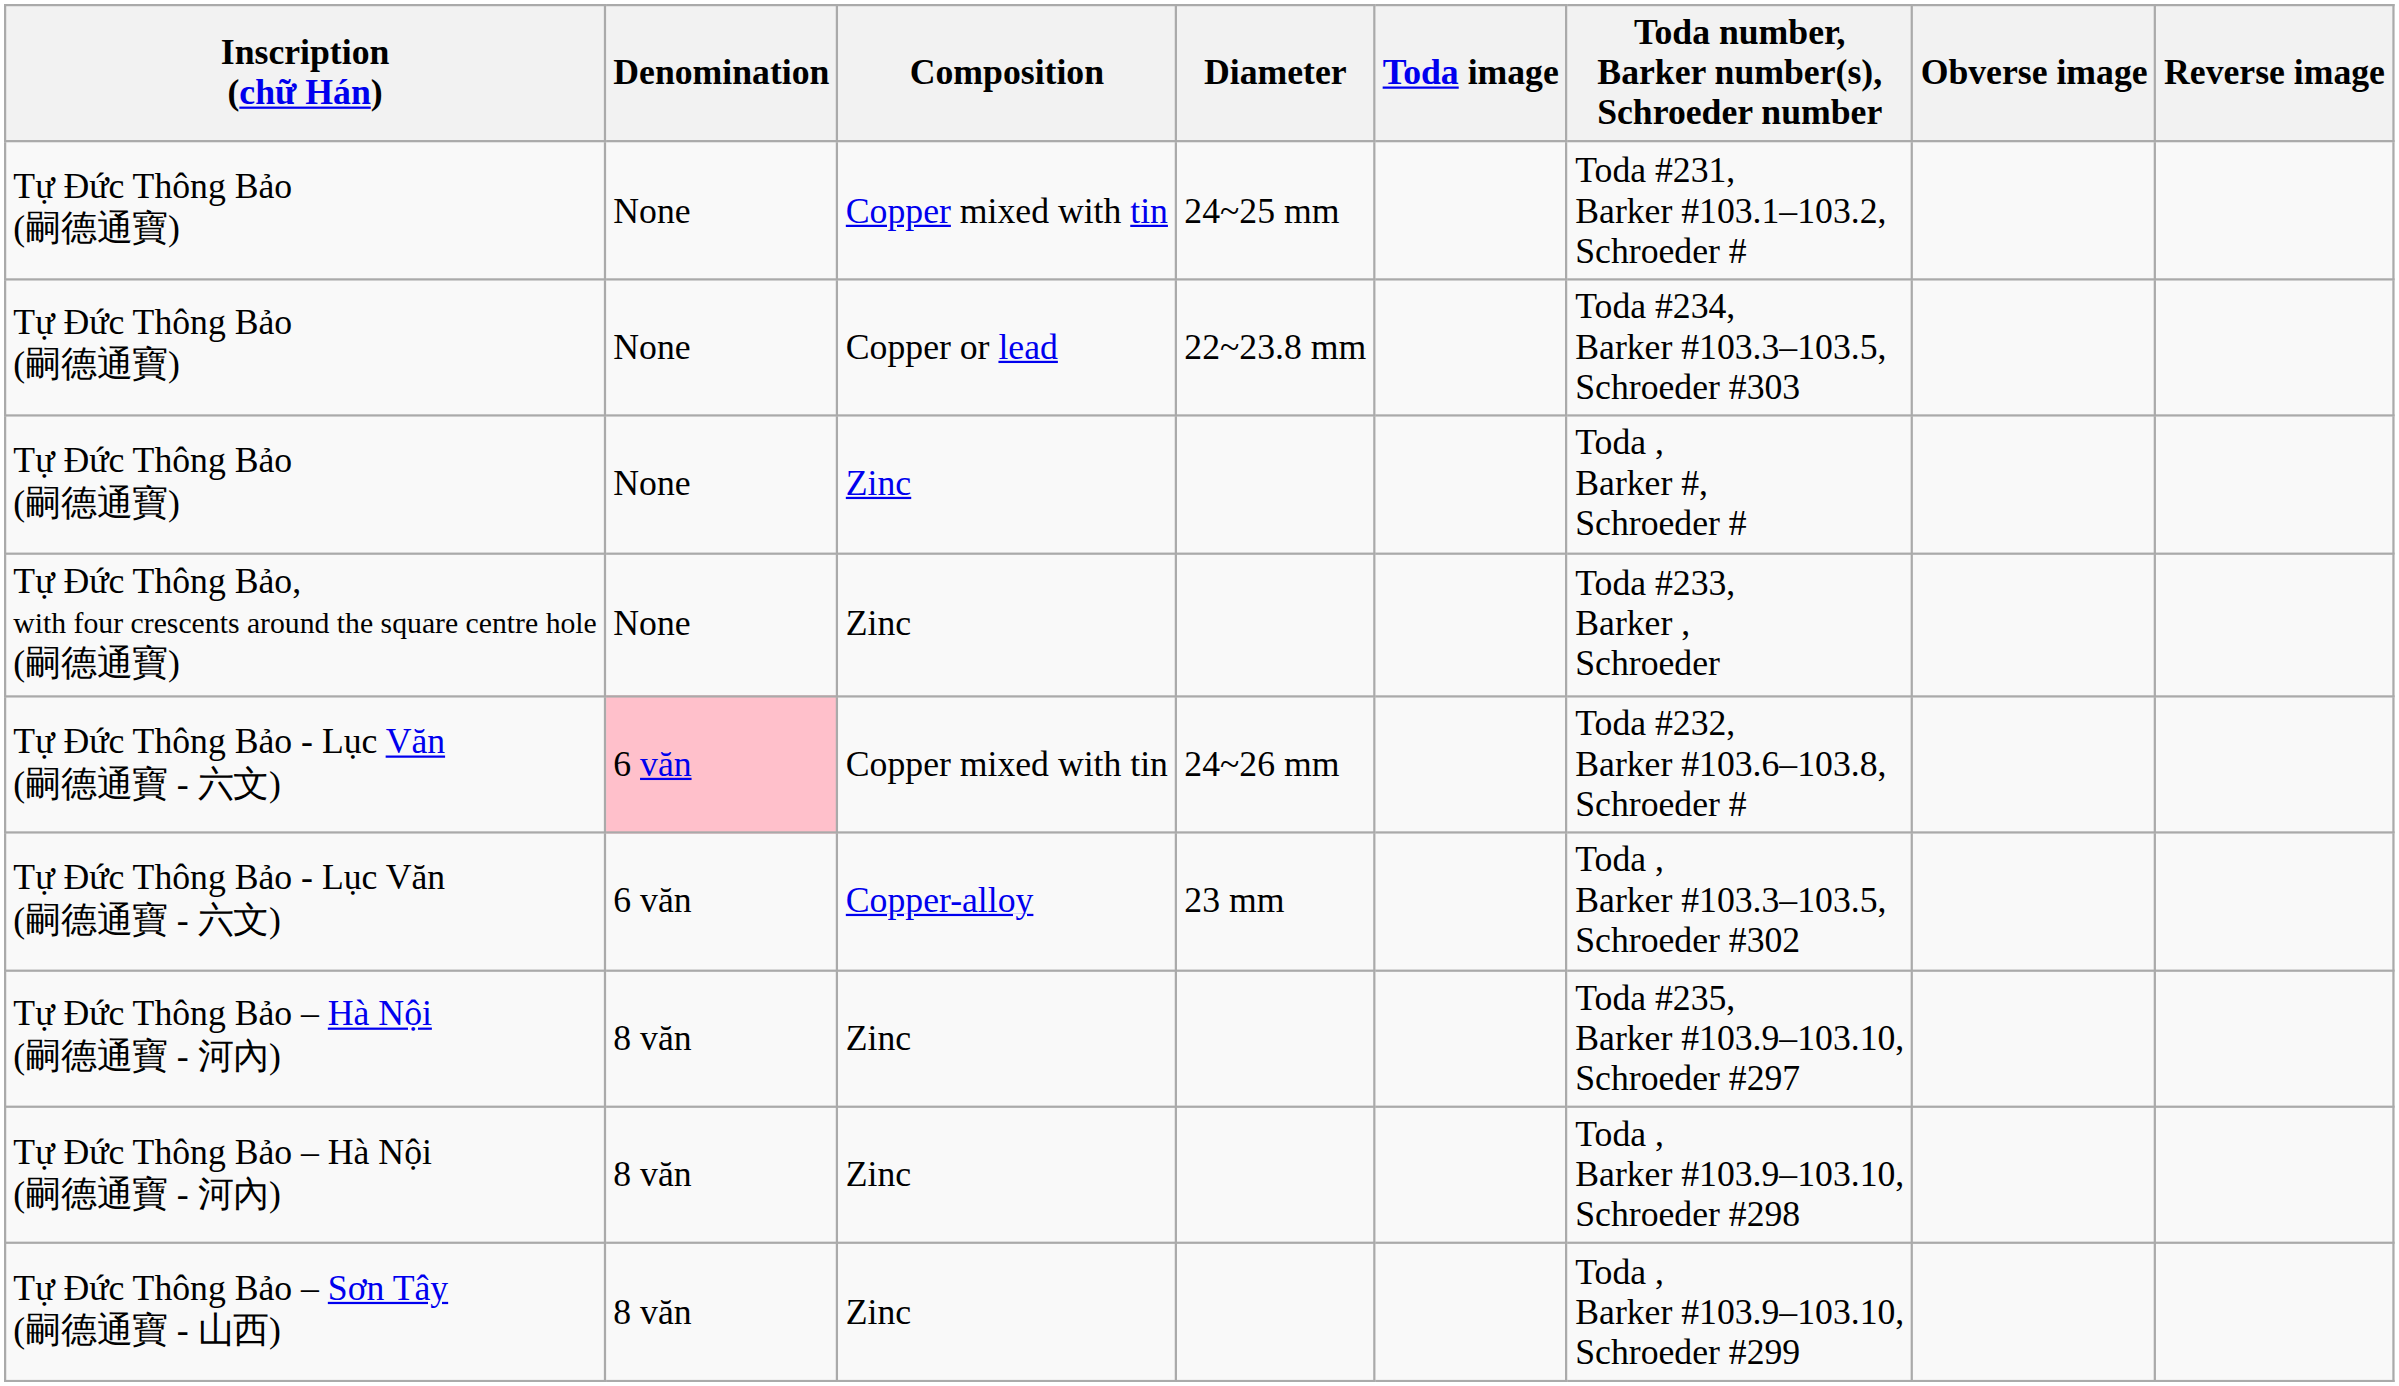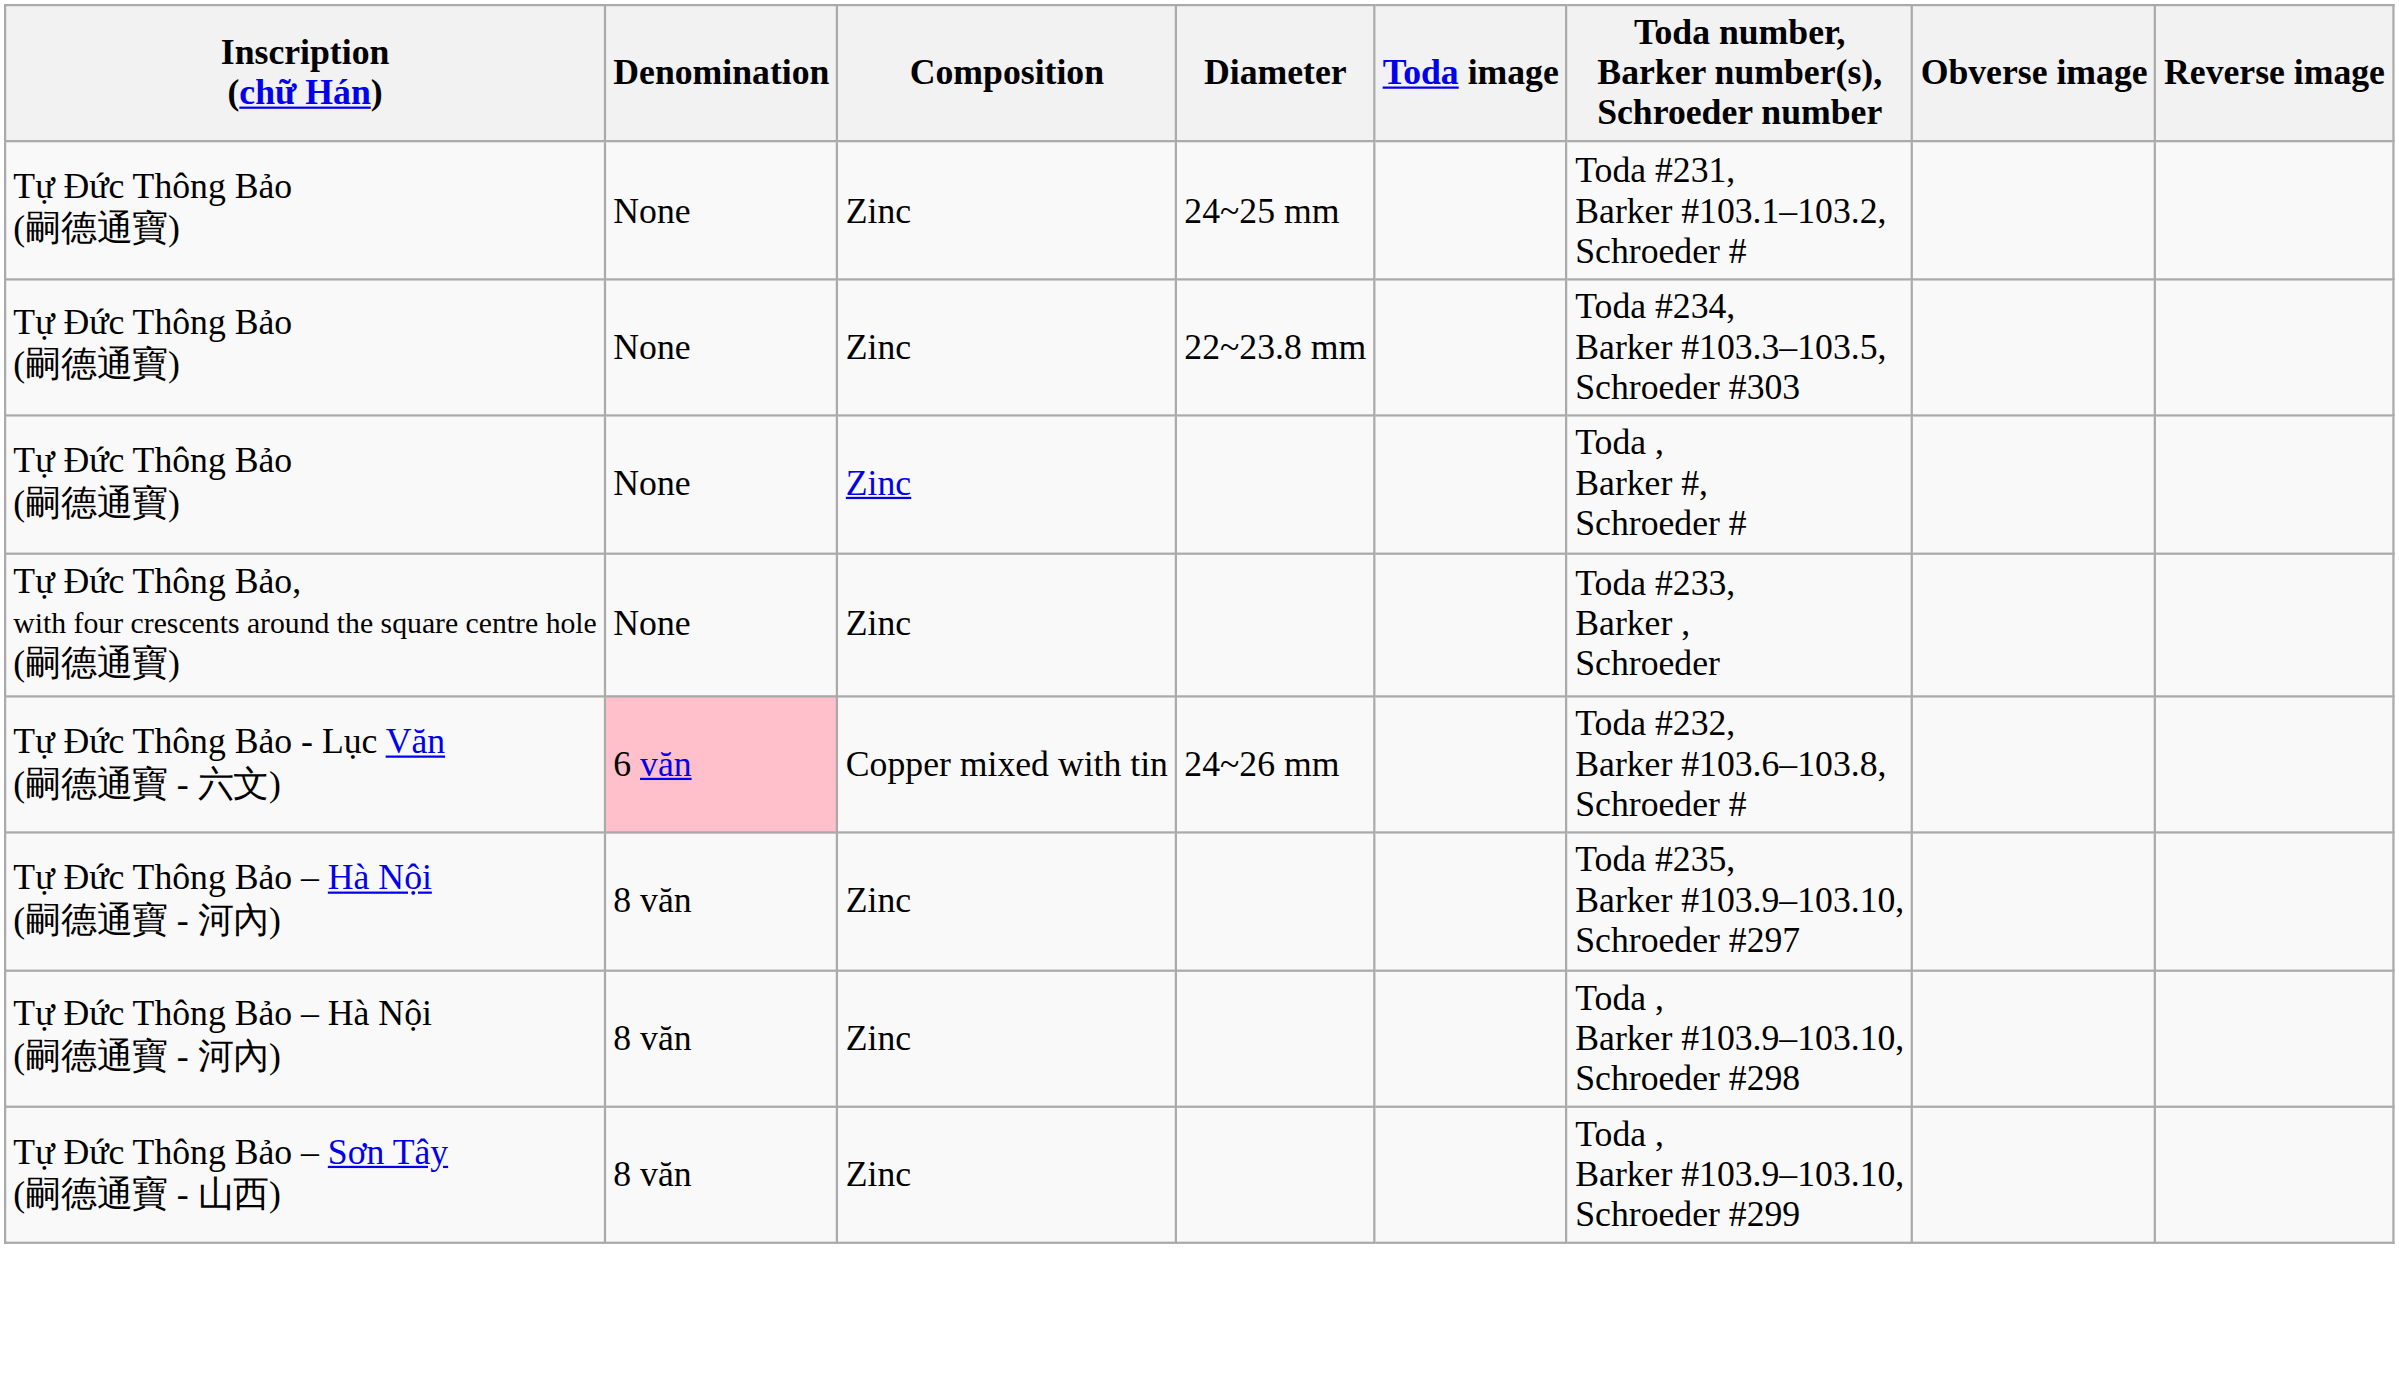(1007, 209) Copper mixed with tin -> (879, 209) Zinc
(952, 346) Copper or lead -> (879, 346) Zinc
- row: (229, 898)
